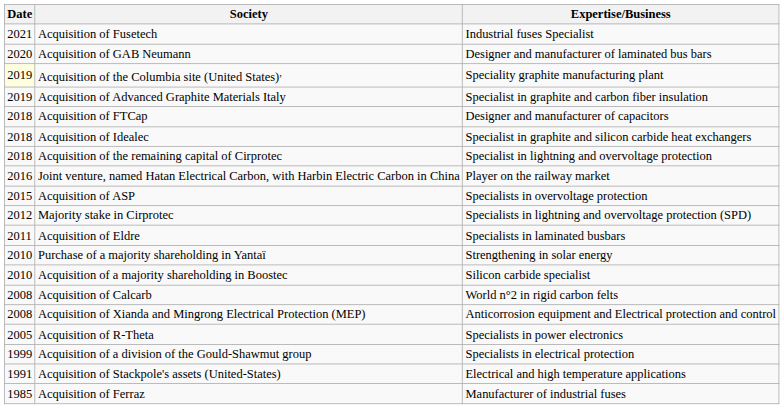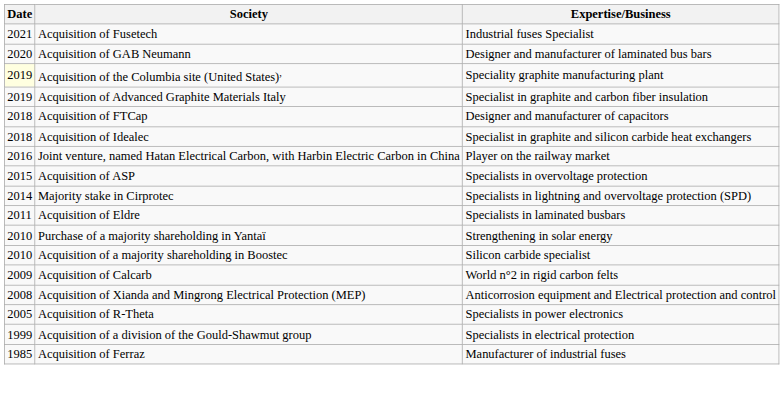- row: (160, 156)
(20, 215) 2012 -> (20, 195) 2014
(20, 294) 2008 -> (20, 275) 2009
- row: (159, 374)
